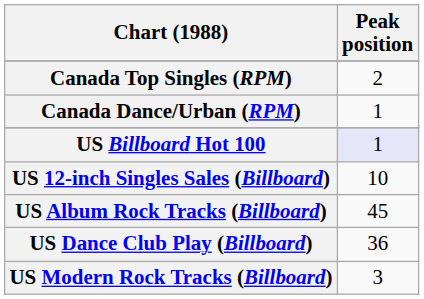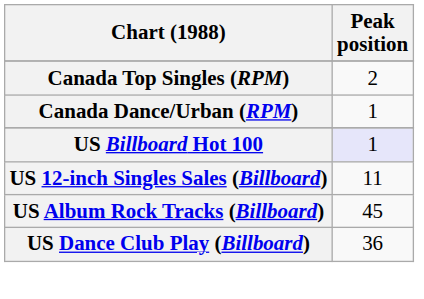(378, 177) 10 -> (373, 177) 11
- row: (171, 277)
